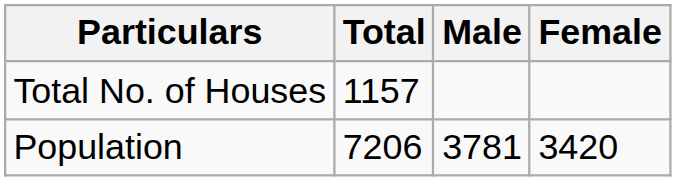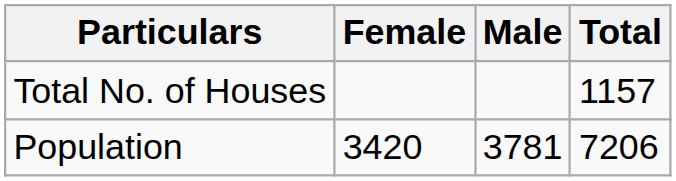columns swapped: (384, 32) <-> (600, 32)
